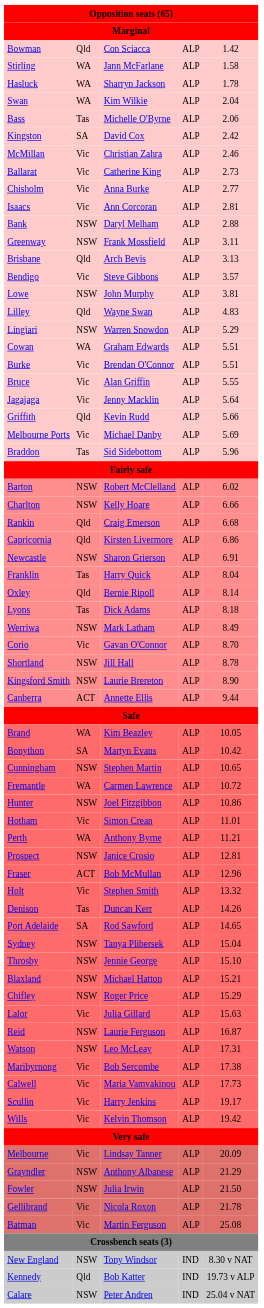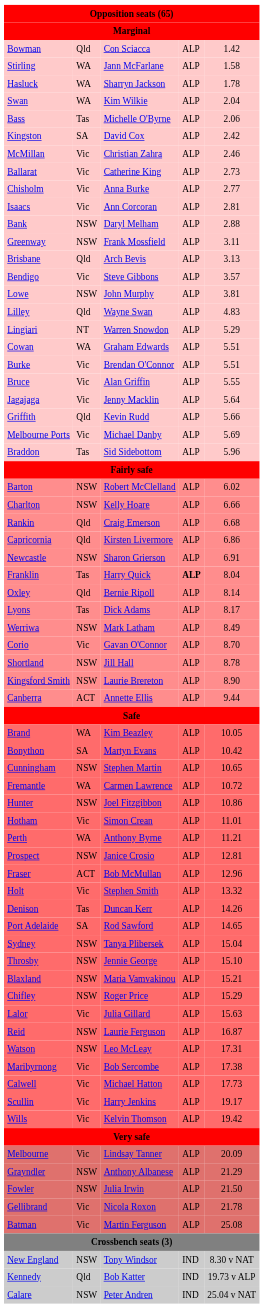(87, 329) NSW -> (83, 329) NT
(191, 575) normal -> (191, 575) bold
(231, 610) 8.18 -> (232, 610) 8.17
(133, 978) Michael Hatton -> (140, 978) Maria Vamvakinou
(140, 1084) Maria Vamvakinou -> (133, 1084) Michael Hatton
